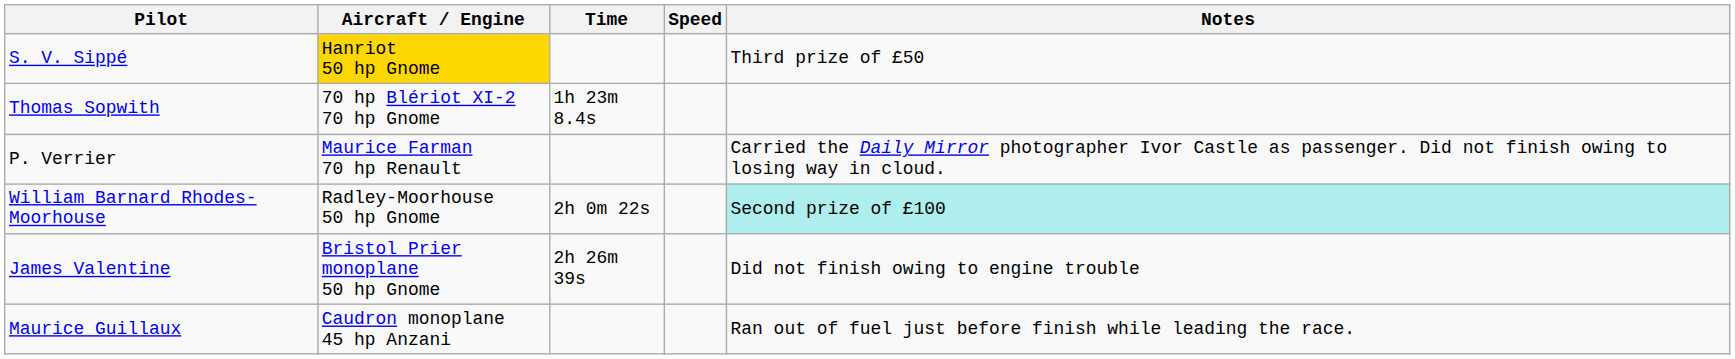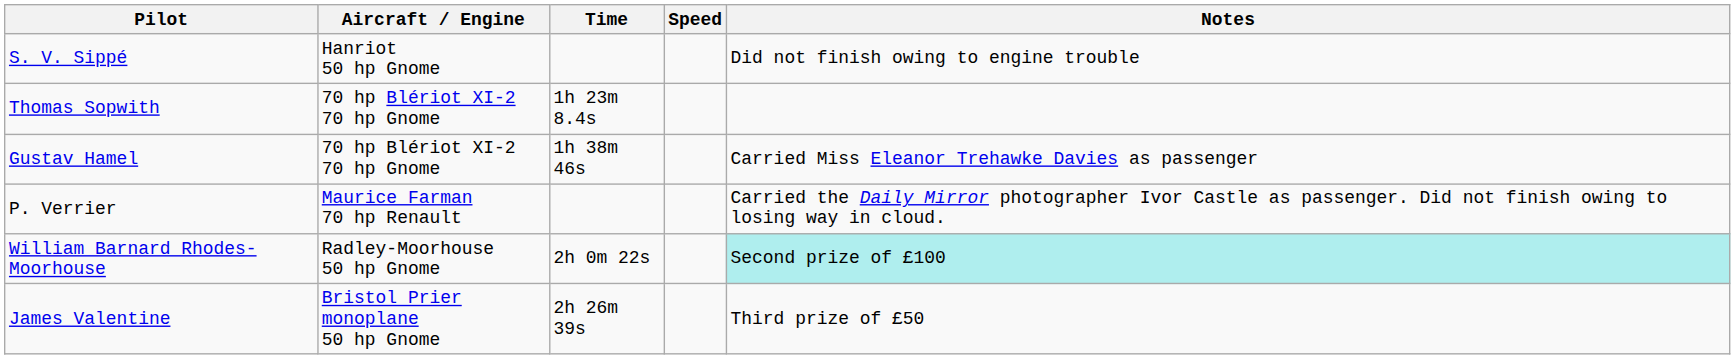(381, 59) gold background -> (381, 59) no background
(827, 59) Third prize of £50 -> (935, 59) Did not finish owing to engine trouble
+ row: (74, 159)
(935, 269) Did not finish owing to engine trouble -> (827, 319) Third prize of £50
- row: (95, 329)
